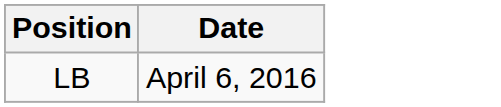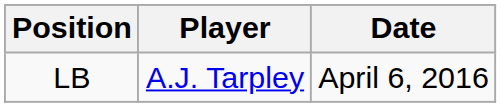+ column: (225, 28)
